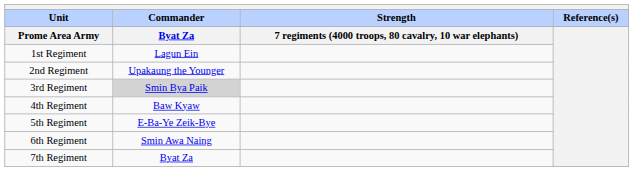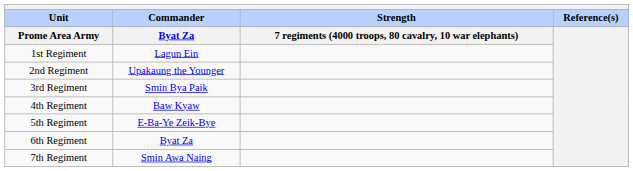(176, 88) lightgrey background -> (176, 88) no background
(176, 140) Smin Awa Naing -> (176, 140) Byat Za
(176, 158) Byat Za -> (176, 158) Smin Awa Naing
